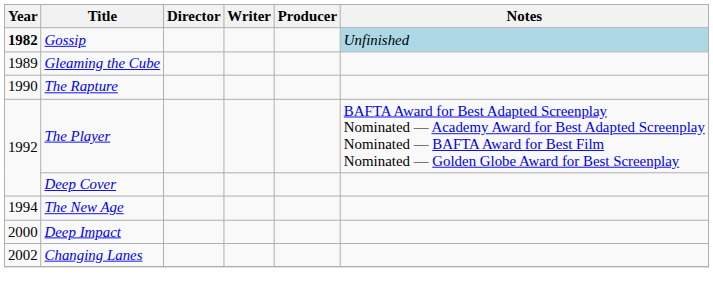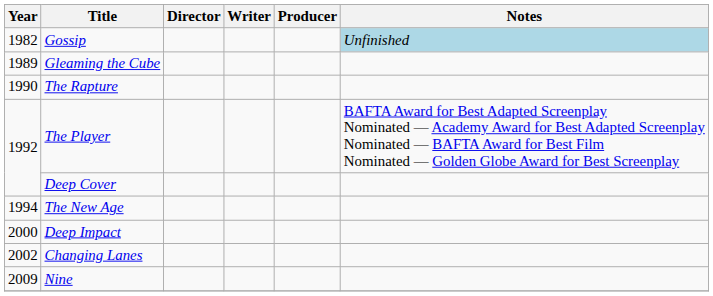(23, 39) bold -> (23, 39) normal
+ row: (59, 278)
